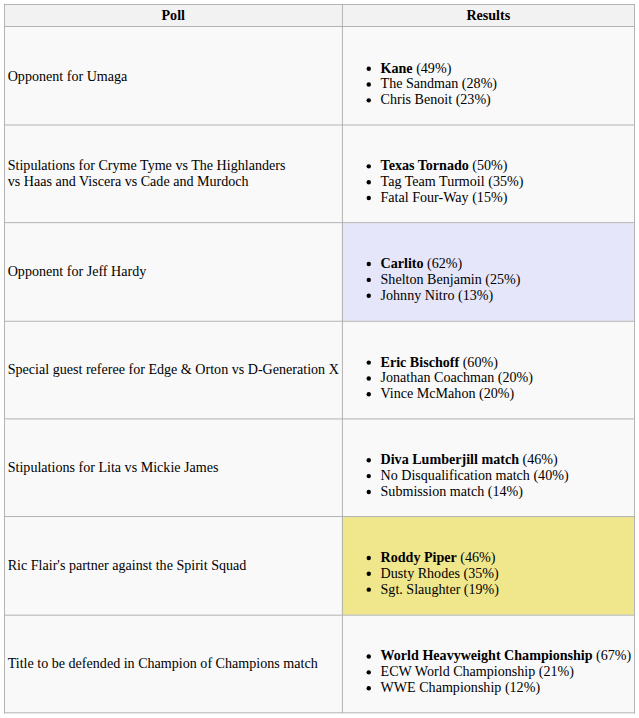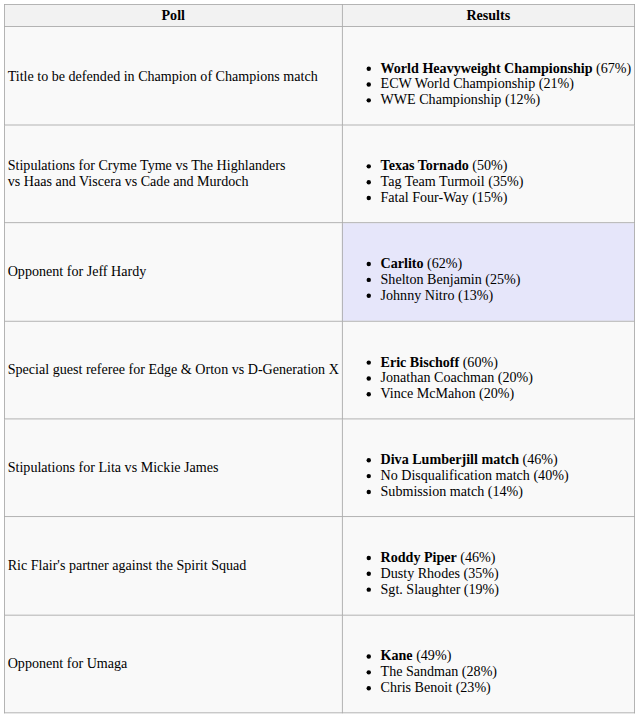rows swapped: (68, 75) <-> (163, 663)
(488, 574) khaki background -> (488, 574) no background
